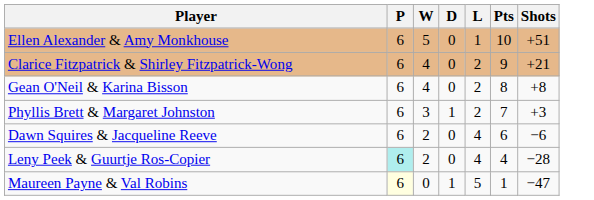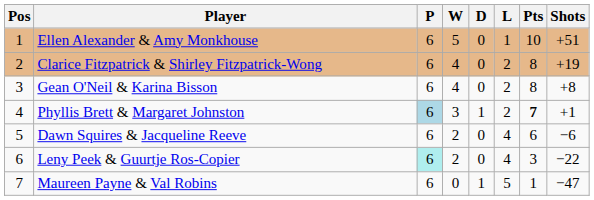+ column: (19, 16)
(504, 64) 9 -> (533, 64) 8
(538, 64) +21 -> (568, 64) +19
(400, 111) no background -> (430, 111) lightblue background
(504, 111) normal -> (533, 111) bold
(538, 111) +3 -> (568, 111) +1
(504, 159) 4 -> (533, 159) 3
(538, 159) −28 -> (568, 159) −22
(400, 183) lightyellow background -> (430, 183) no background
